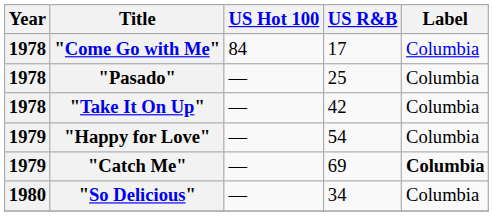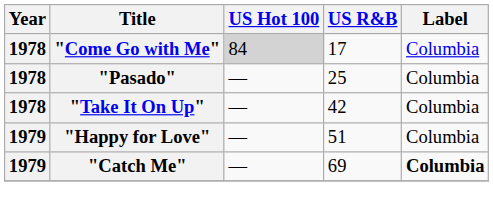(238, 48) no background -> (238, 48) lightgrey background
(337, 136) 54 -> (337, 136) 51
- row: (137, 195)
